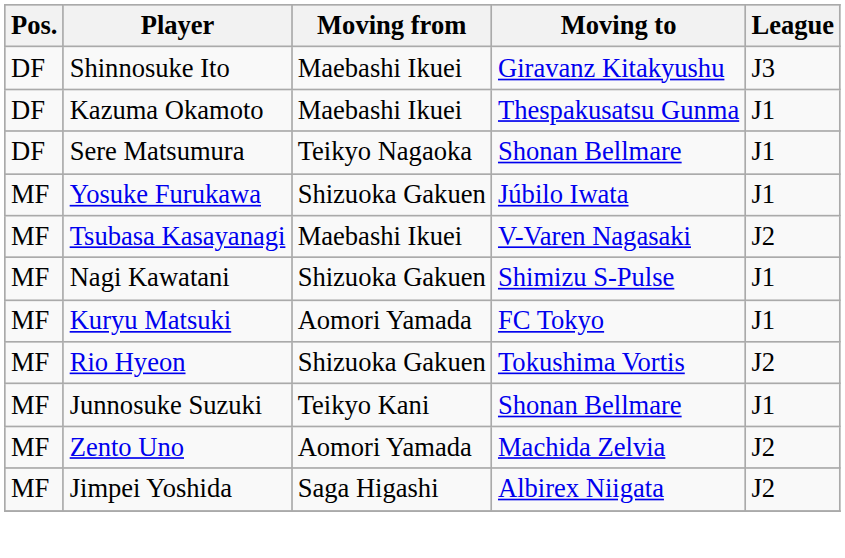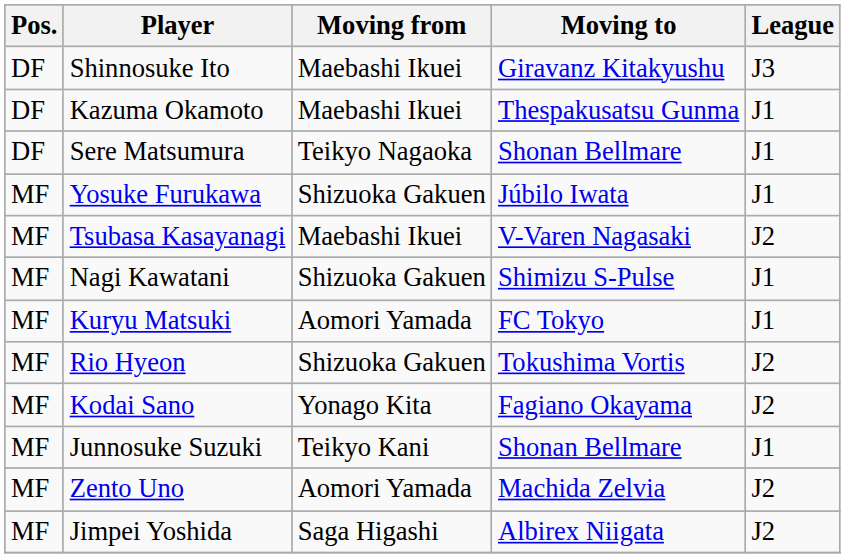+ row: (132, 404)
